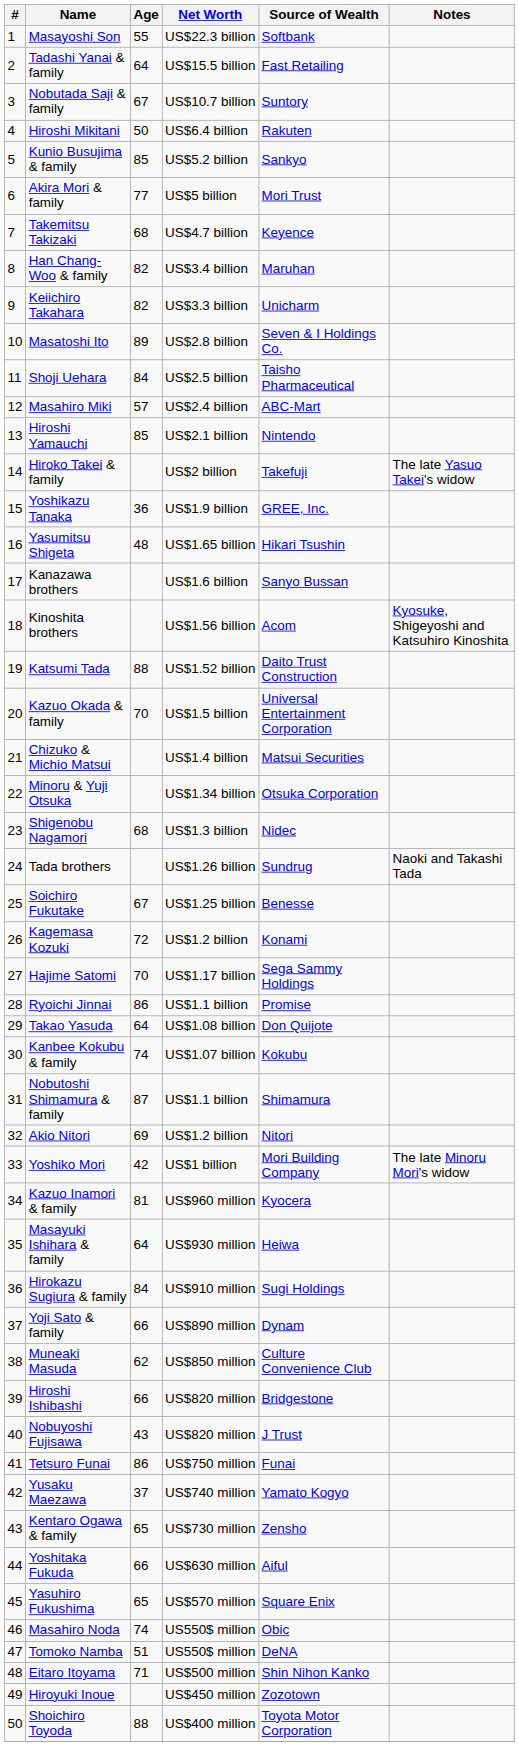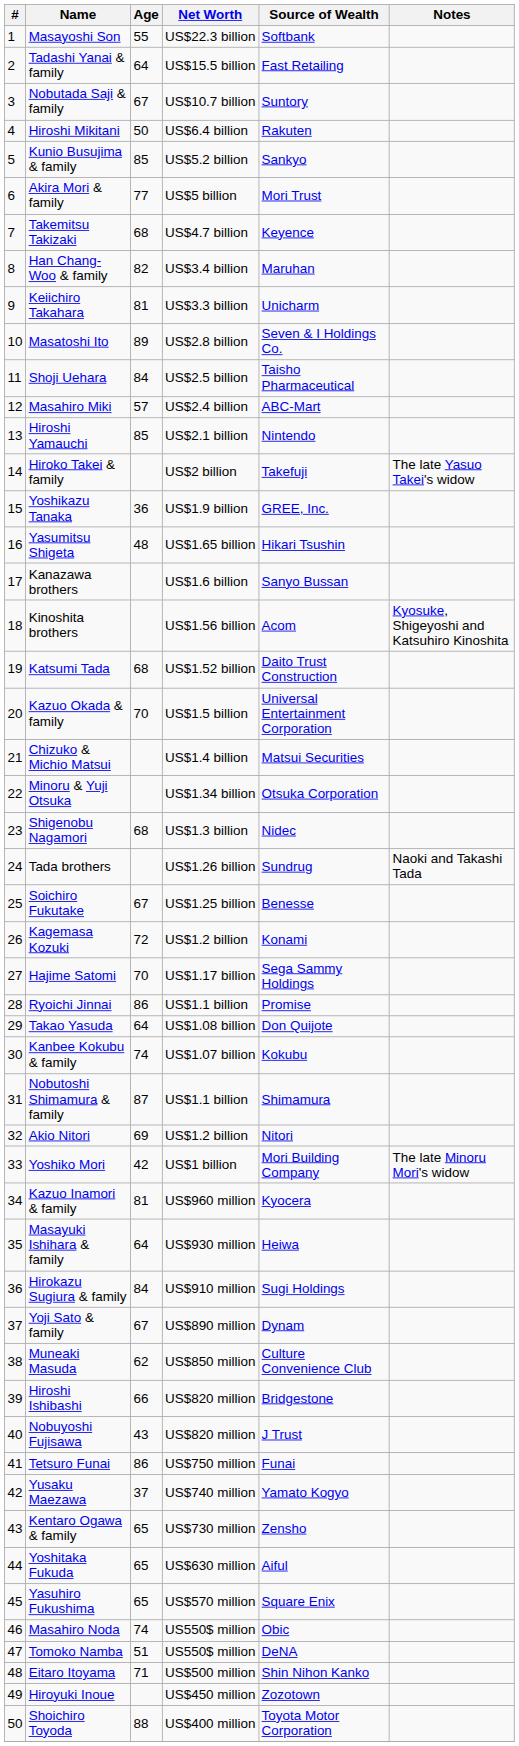(141, 305) 82 -> (141, 305) 81
(141, 669) 88 -> (141, 669) 68
(141, 1325) 66 -> (141, 1325) 67
(141, 1565) 66 -> (141, 1565) 65
